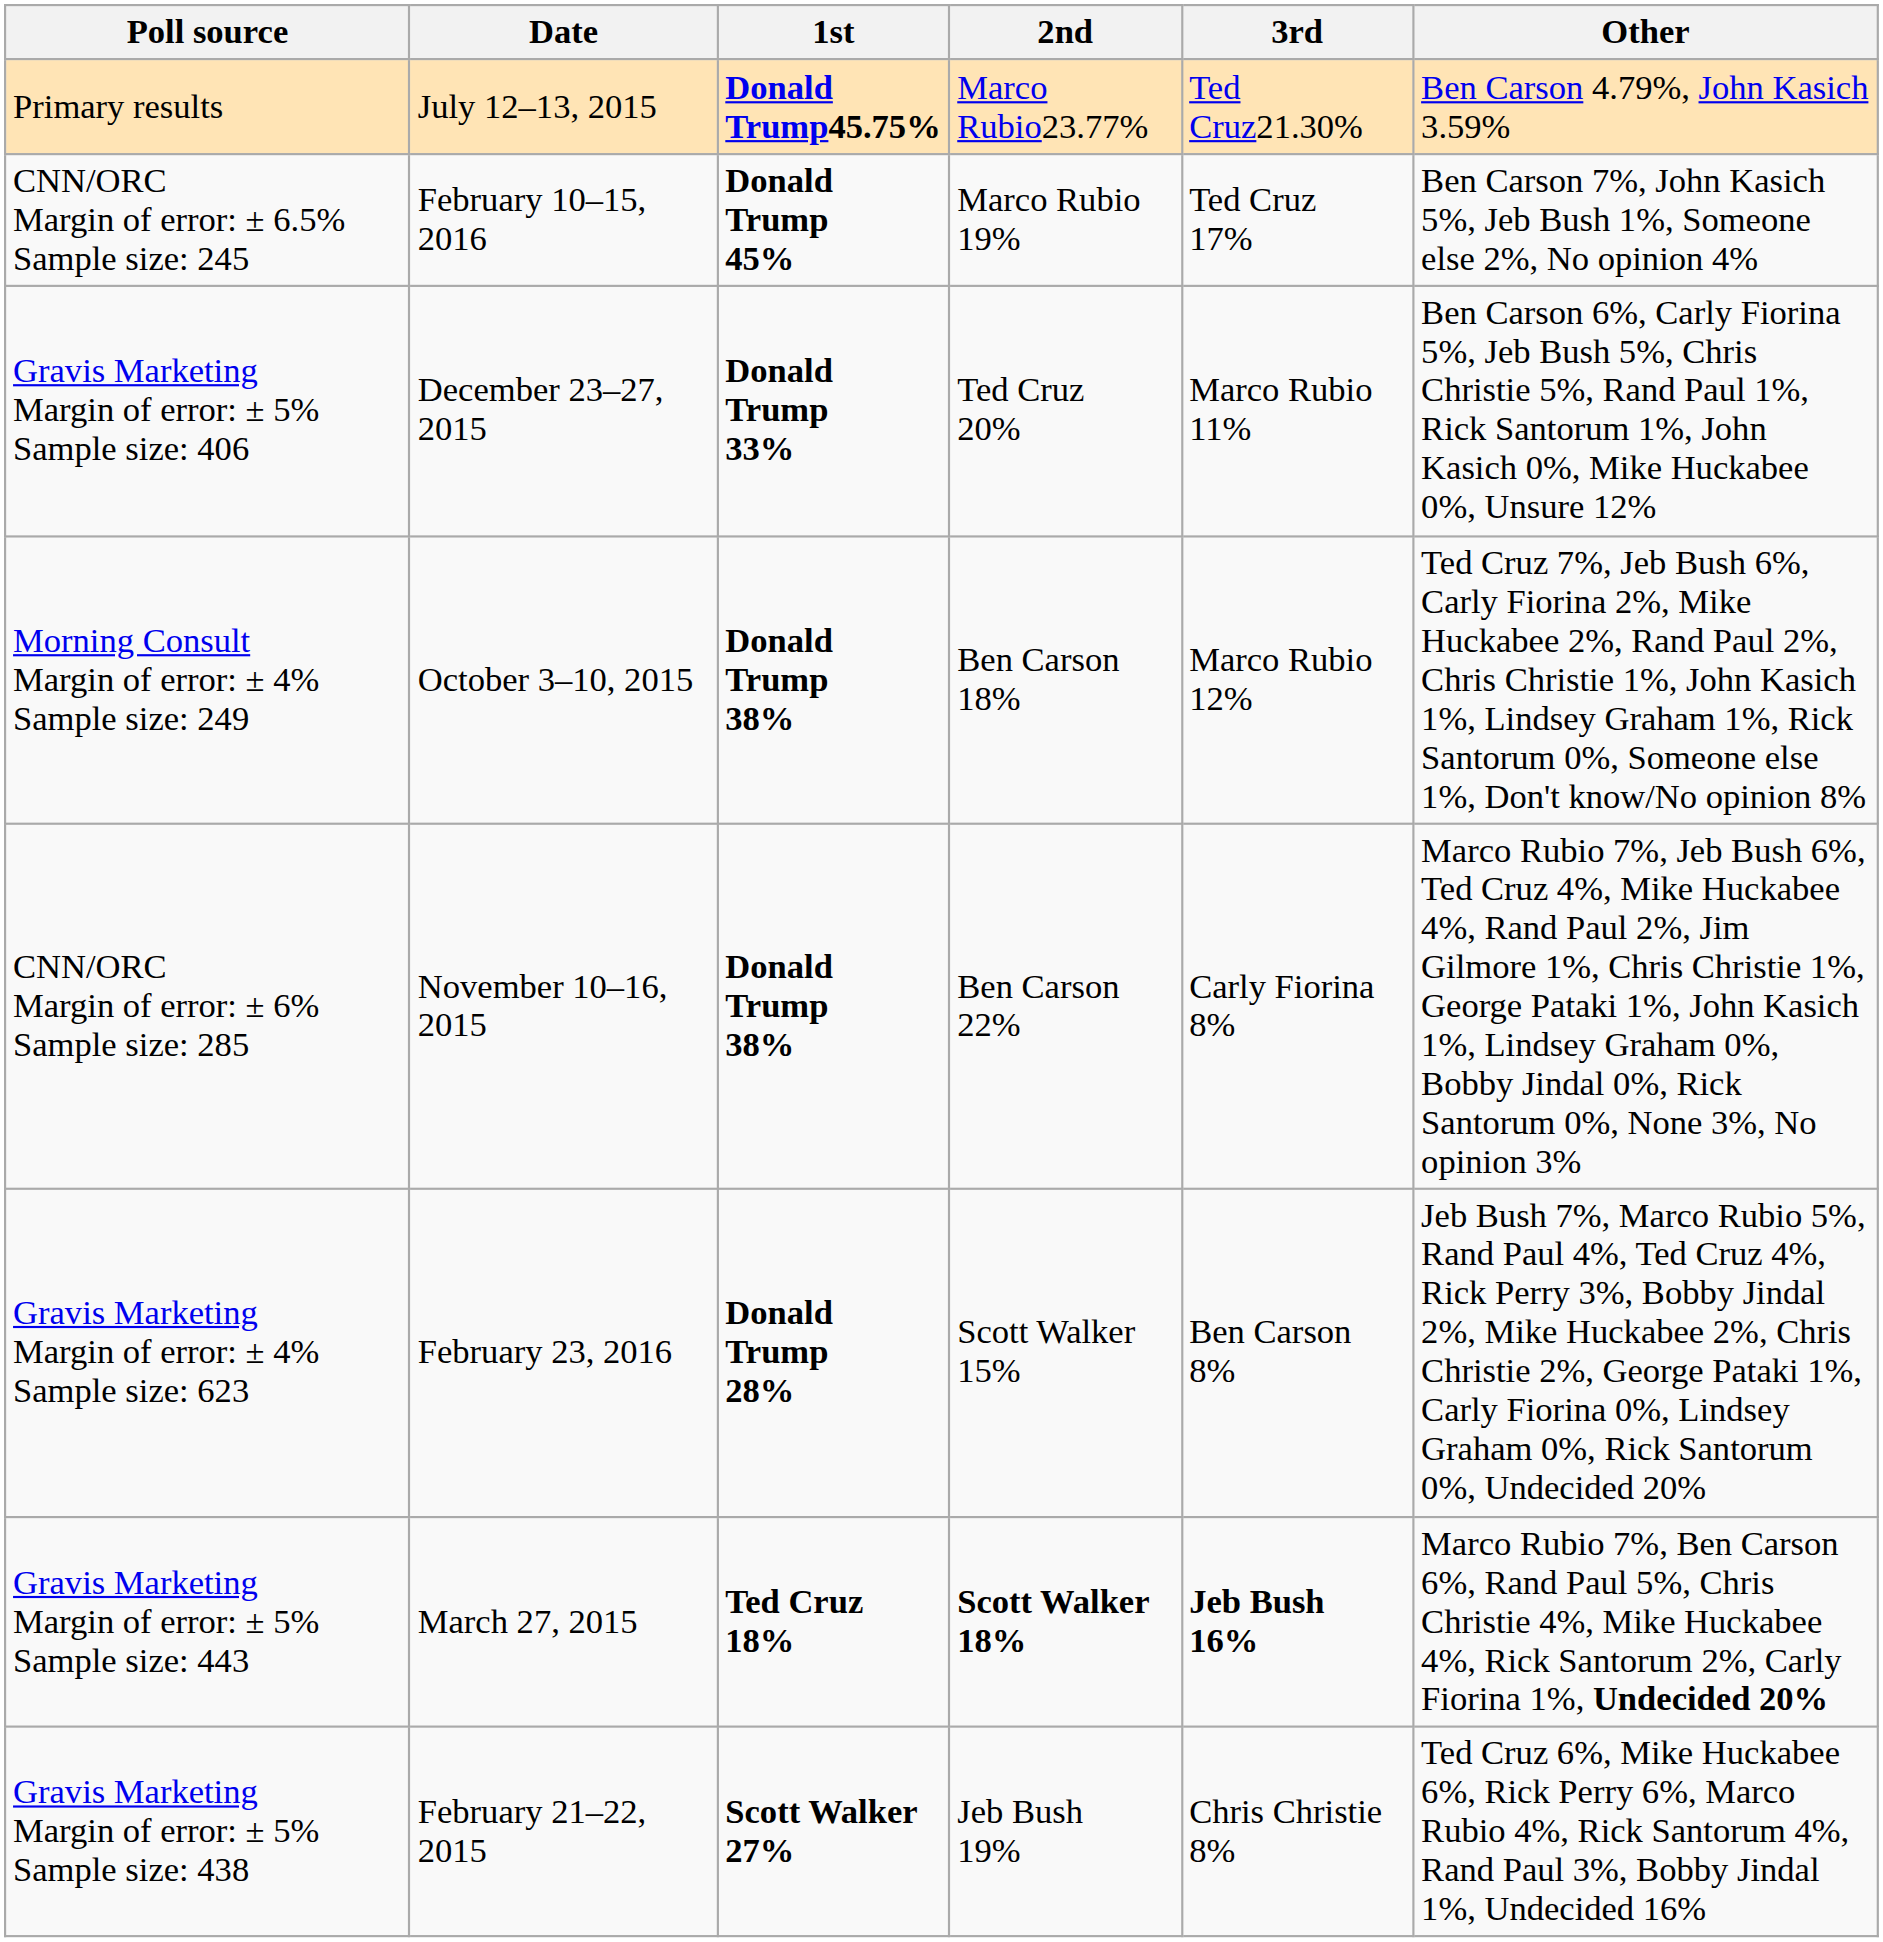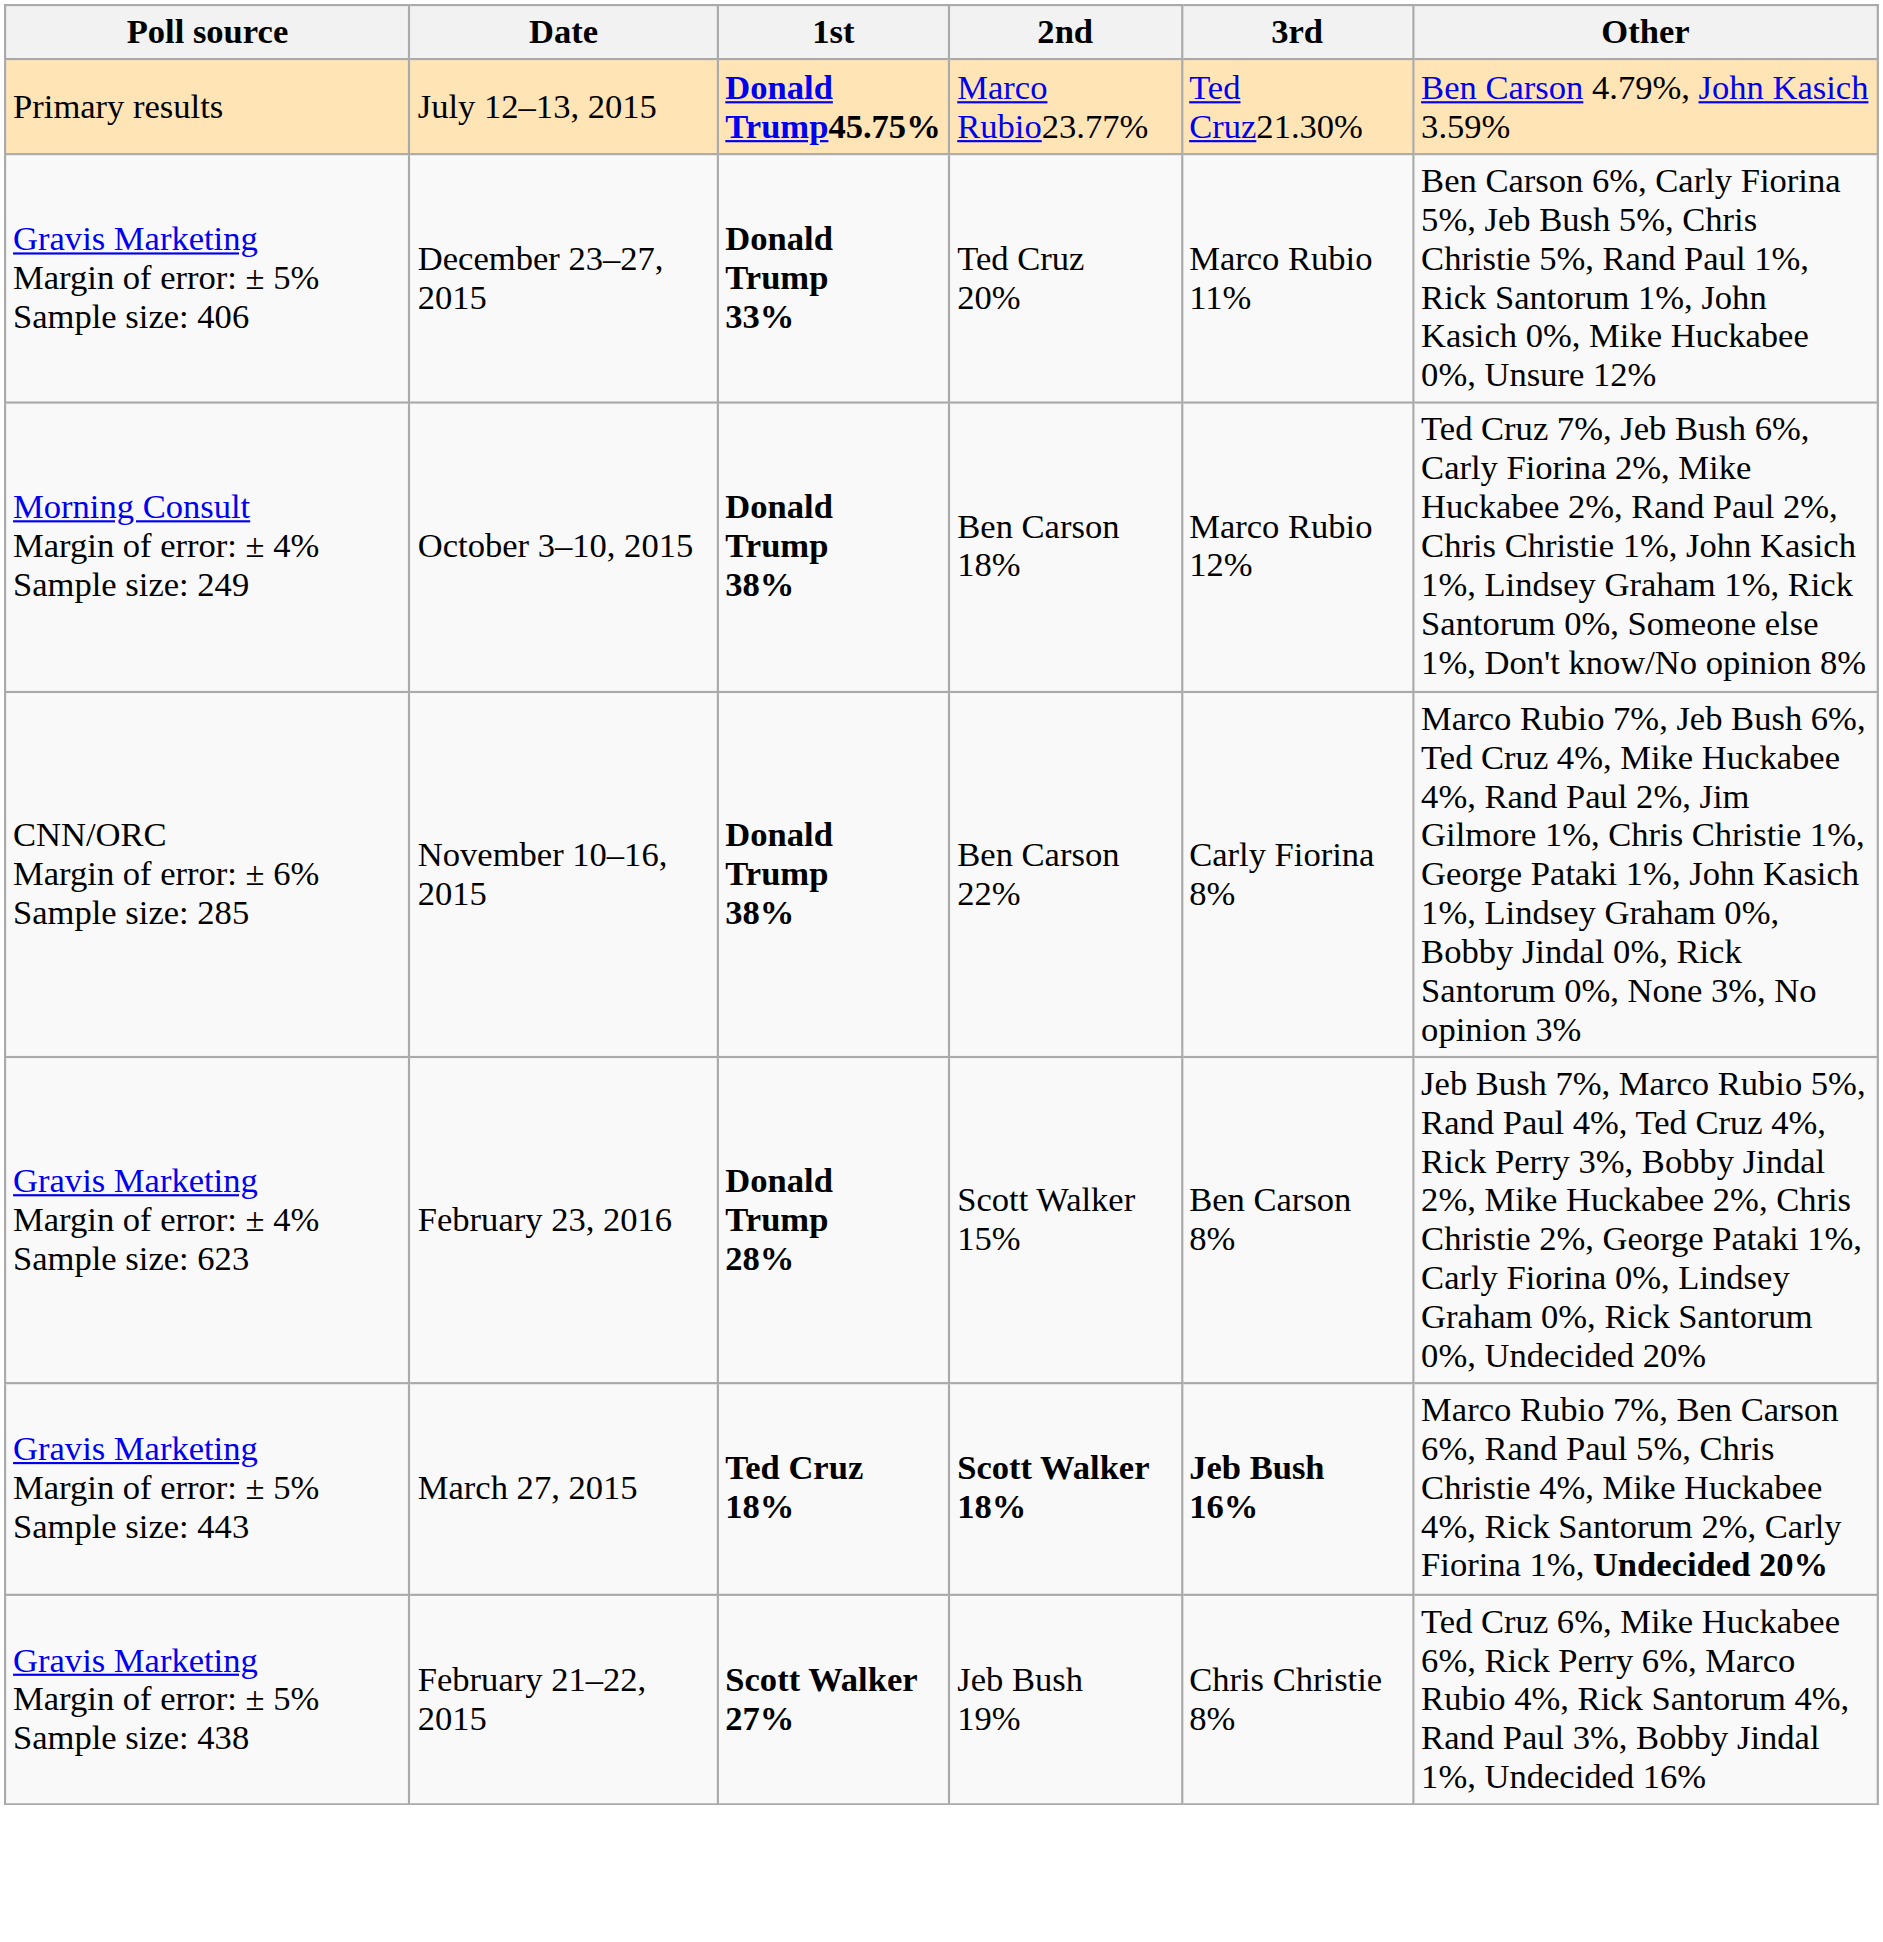- row: (179, 219)
